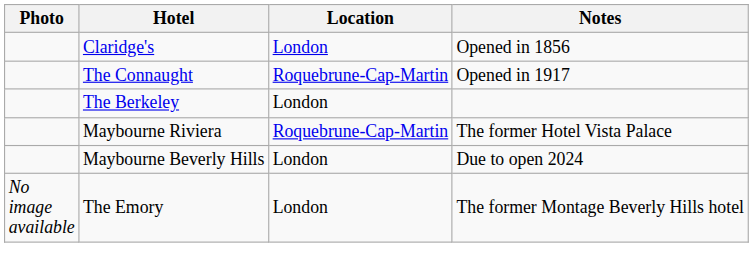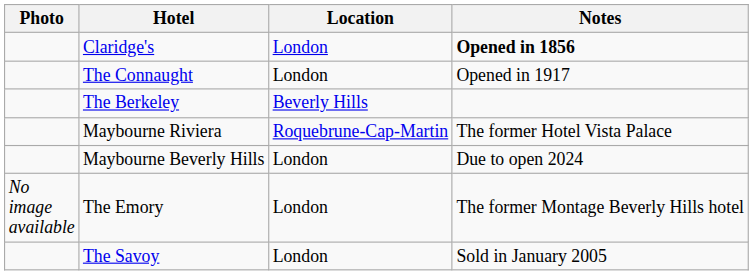(513, 46) normal -> (516, 46) bold
(360, 74) Roquebrune-Cap-Martin -> (300, 74) London
(300, 103) London -> (320, 103) Beverly Hills
+ row: (121, 255)
